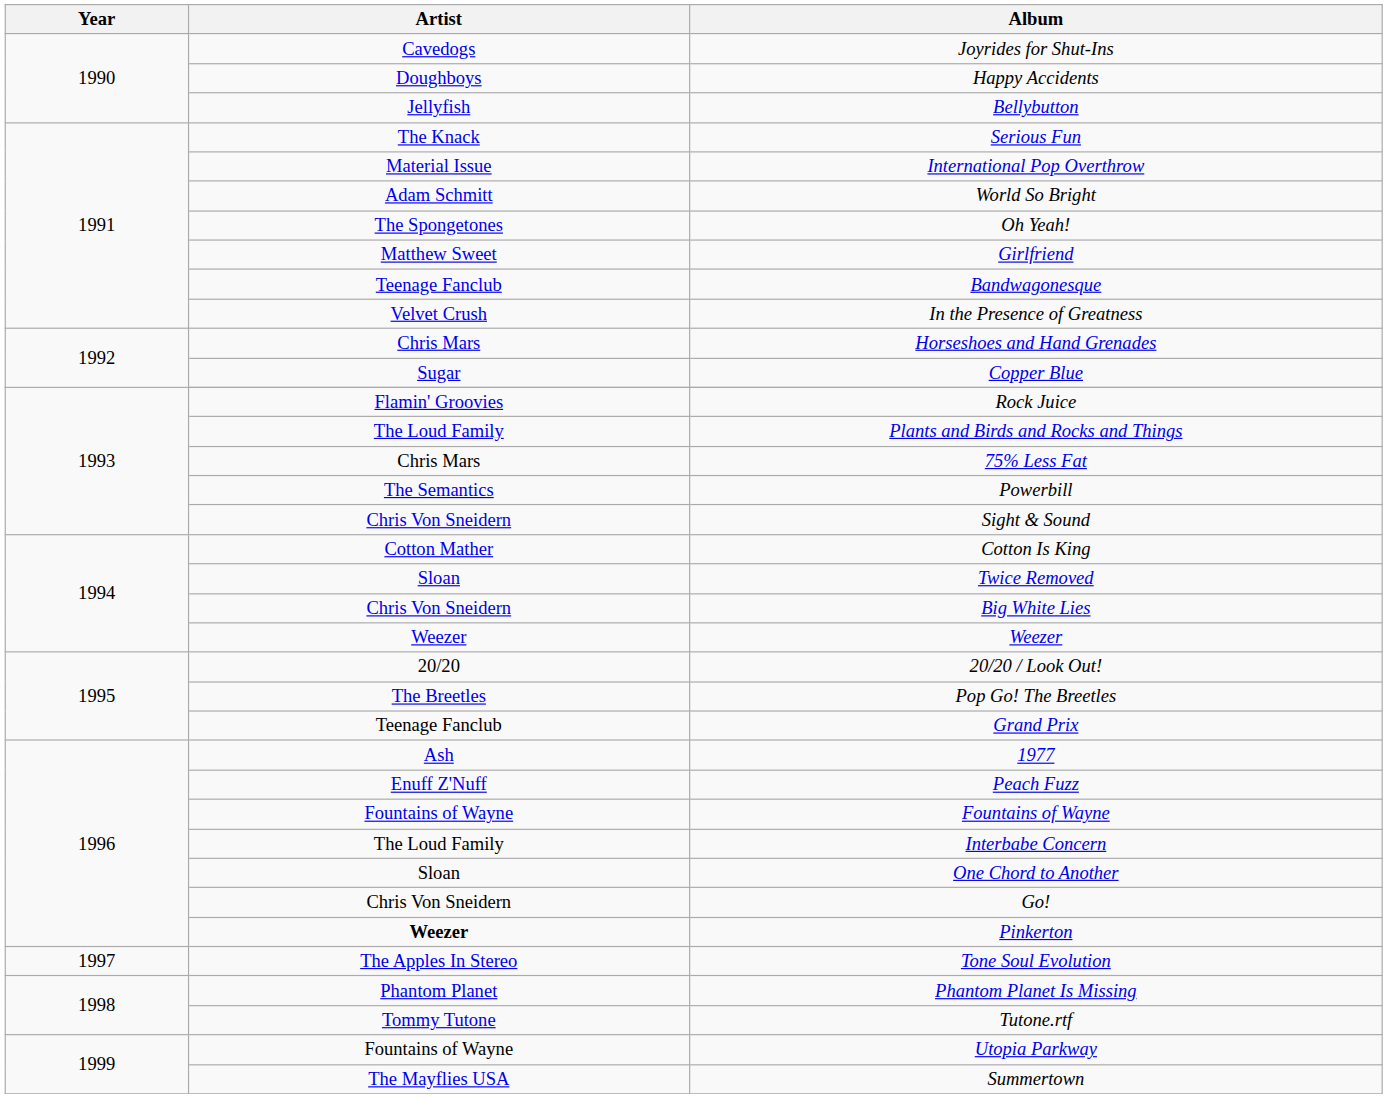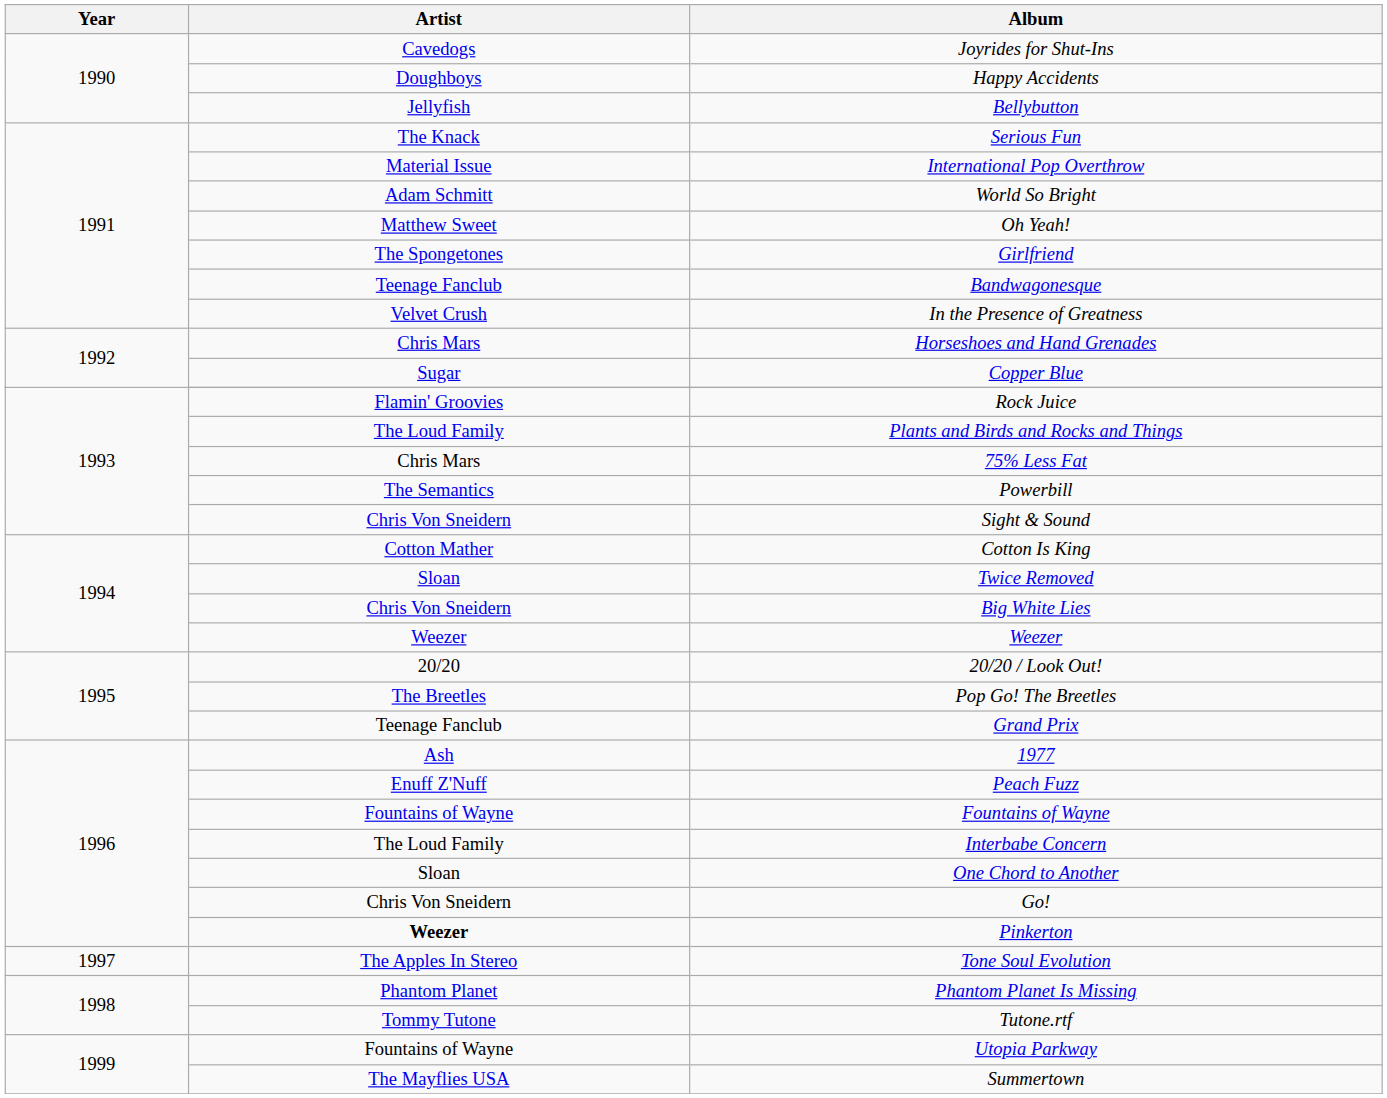(439, 225) The Spongetones -> (439, 225) Matthew Sweet
(439, 254) Matthew Sweet -> (439, 254) The Spongetones
